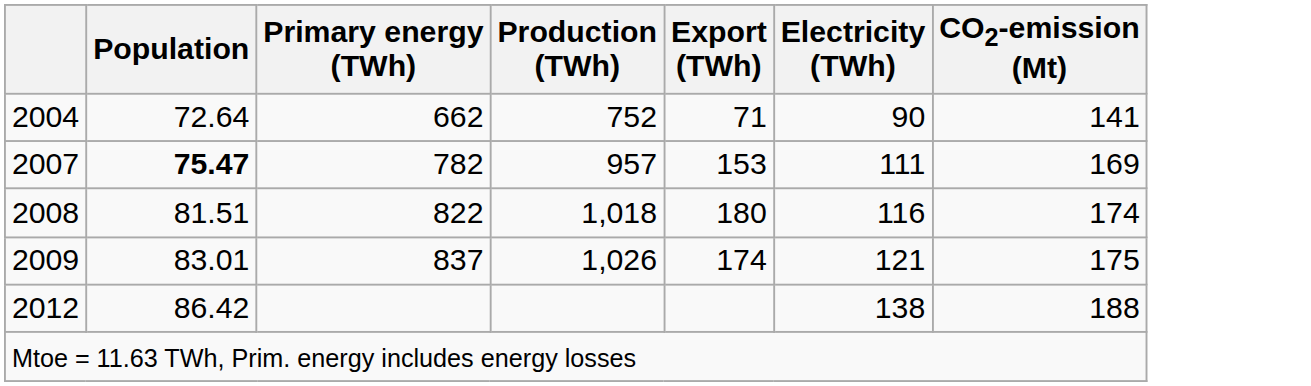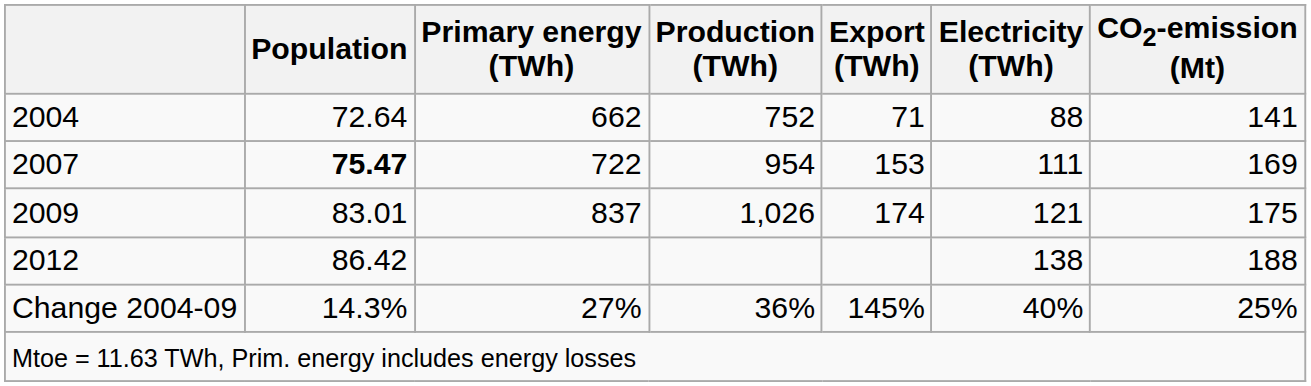(908, 116) 90 -> (1066, 116) 88
(458, 164) 782 -> (616, 164) 722
(632, 164) 957 -> (790, 164) 954
- row: (46, 212)
+ row: (125, 308)
